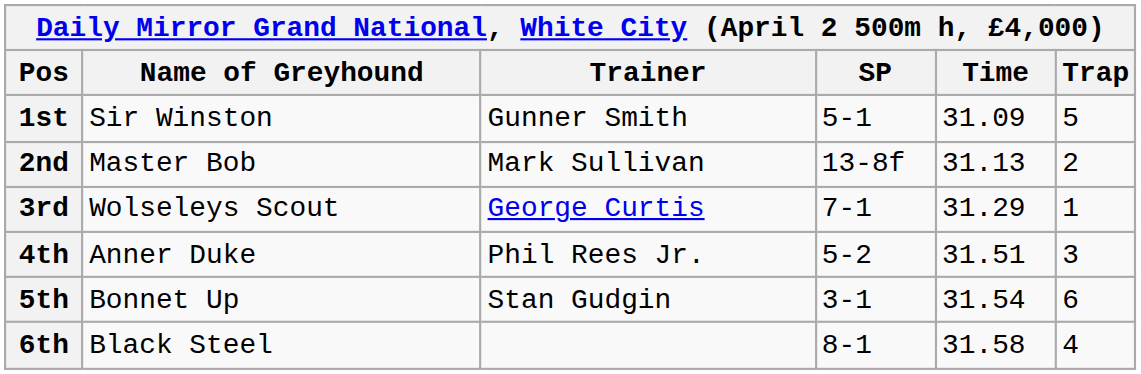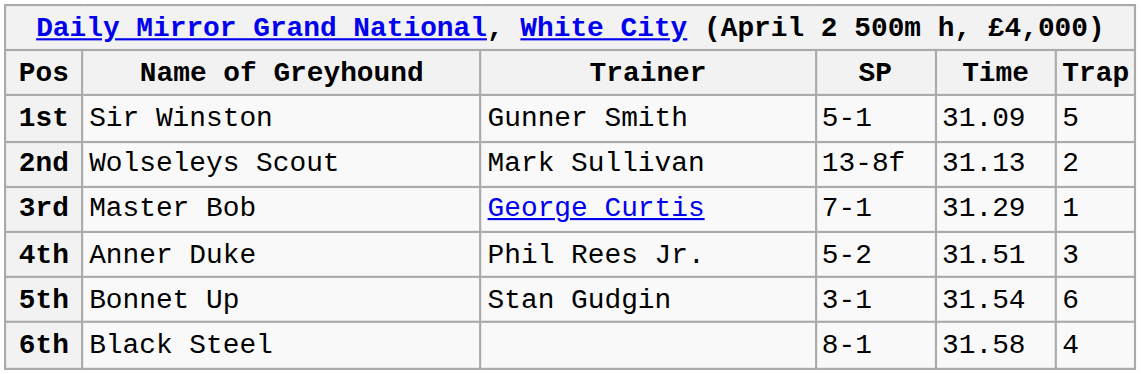(173, 164) Master Bob -> (214, 164) Wolseleys Scout
(214, 209) Wolseleys Scout -> (173, 209) Master Bob
